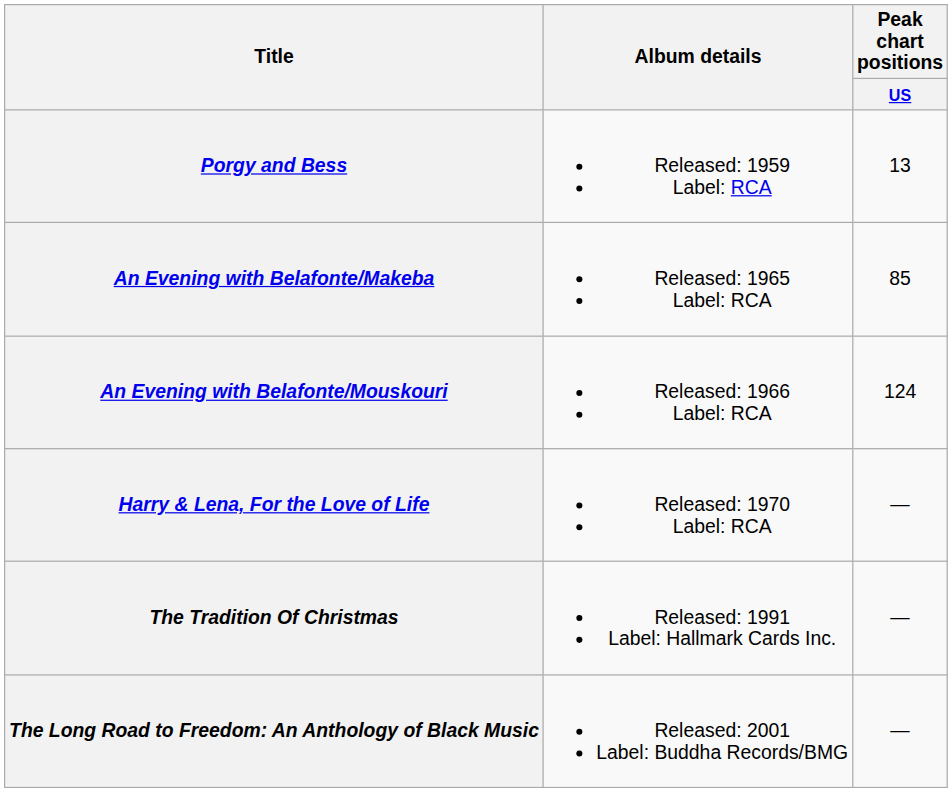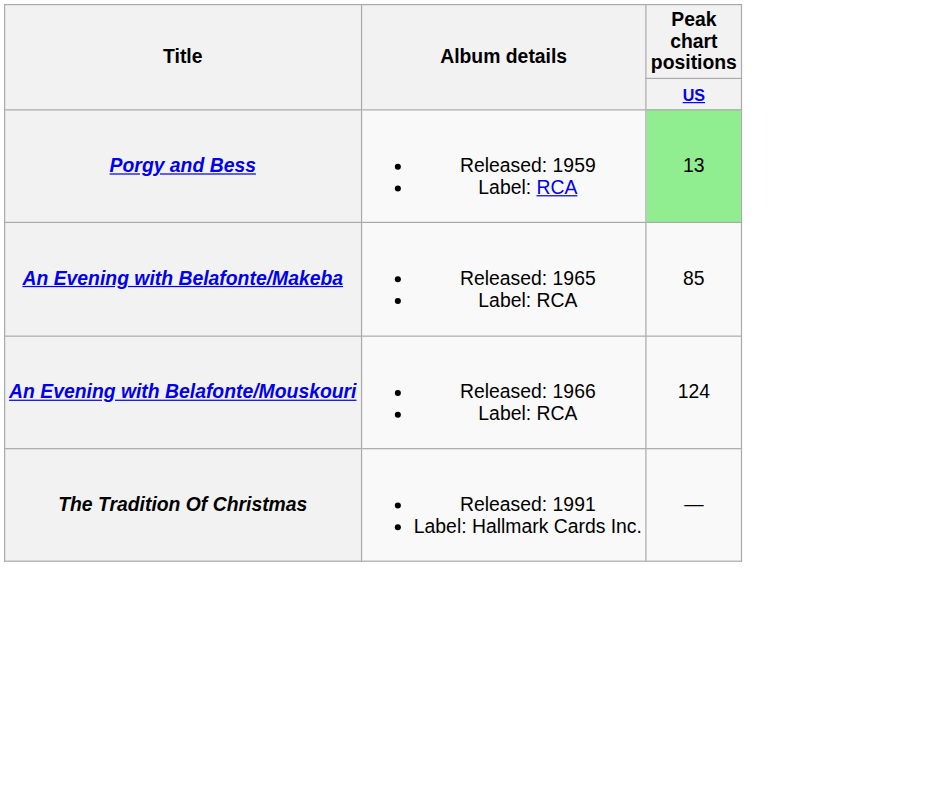(900, 165) no background -> (694, 165) lightgreen background
- row: (274, 504)
- row: (274, 730)
